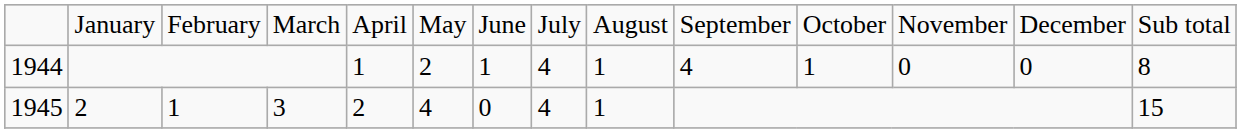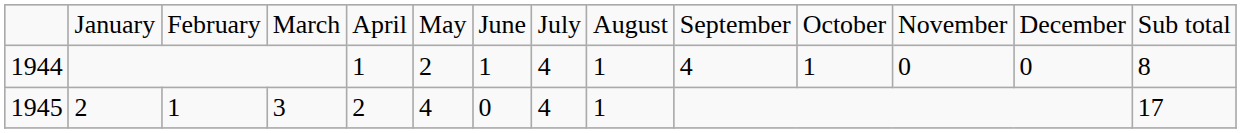(1151, 107) 15 -> (1151, 107) 17
